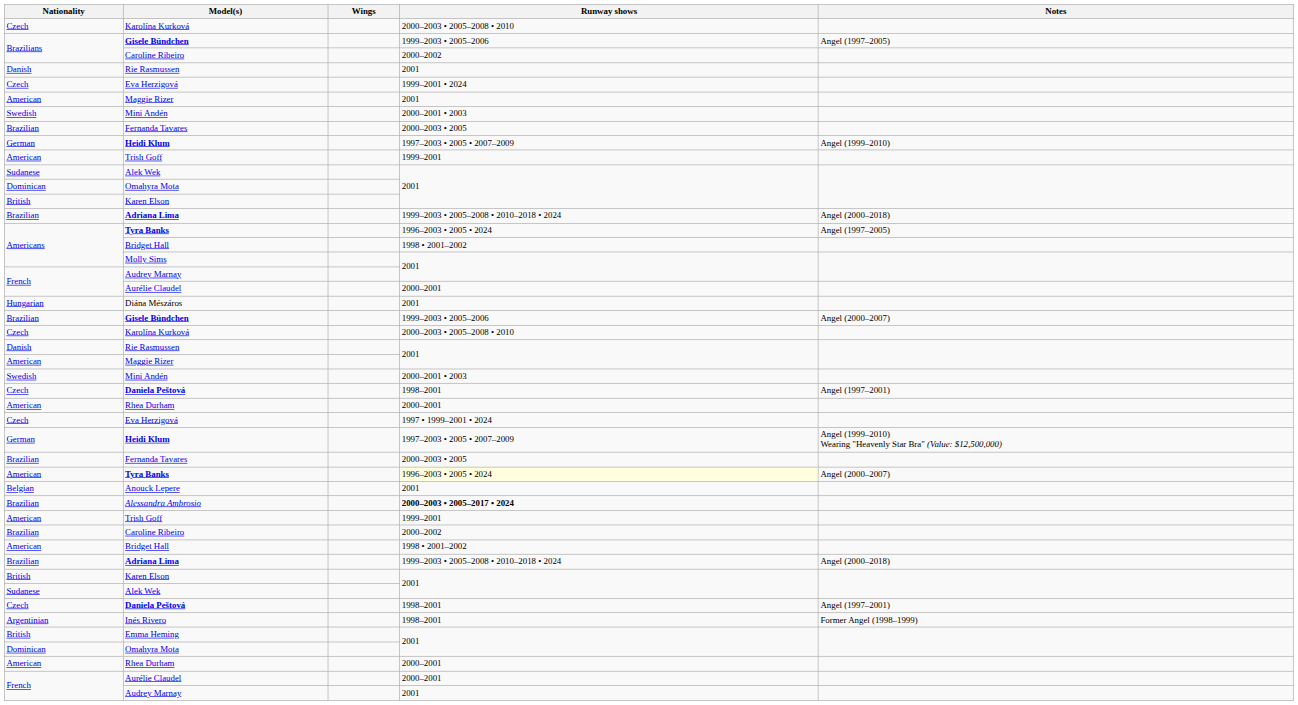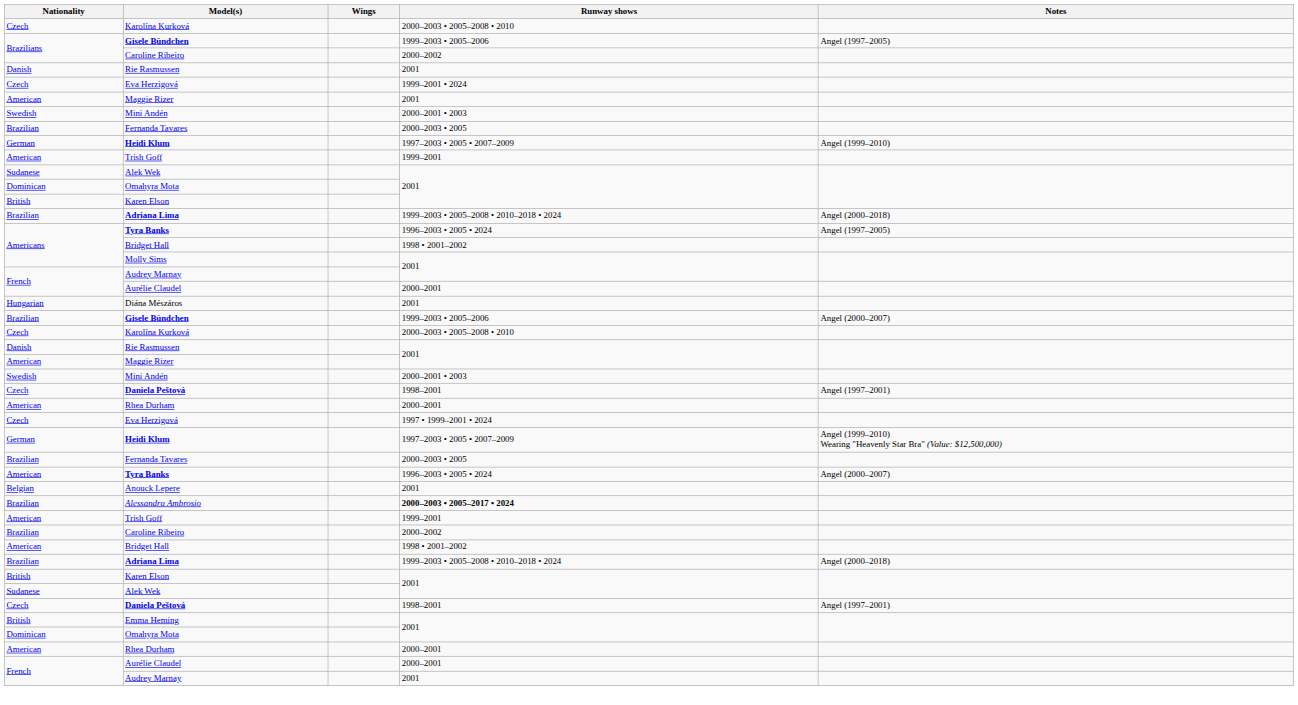(447, 473) lightyellow background -> (447, 473) no background
- row: (27, 619)
